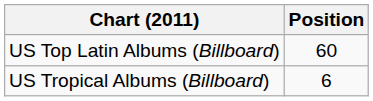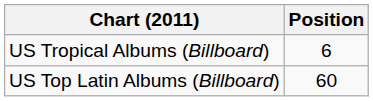rows swapped: (144, 50) <-> (139, 80)
